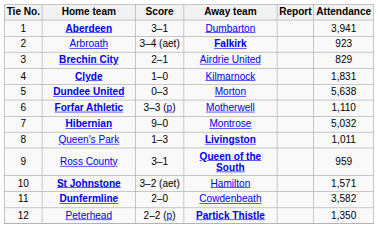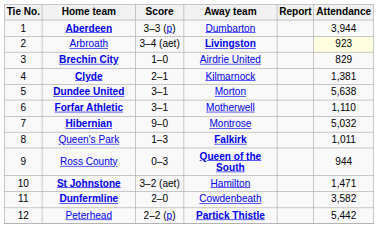(160, 28) 3–1 -> (160, 28) 3–3 (p)
(344, 28) 3,941 -> (344, 28) 3,944
(230, 44) Falkirk -> (230, 44) Livingston
(344, 44) no background -> (344, 44) lightyellow background
(160, 60) 2–1 -> (160, 60) 1–0
(160, 76) 1–0 -> (160, 76) 2–1
(344, 76) 1,831 -> (344, 76) 1,381
(160, 92) 0–3 -> (160, 92) 3–1
(160, 108) 3–3 (p) -> (160, 108) 3–1
(230, 140) Livingston -> (230, 140) Falkirk
(160, 162) 3–1 -> (160, 162) 0–3
(344, 162) 959 -> (344, 162) 944
(344, 183) 1,571 -> (344, 183) 1,471
(344, 215) 1,350 -> (344, 215) 5,442
